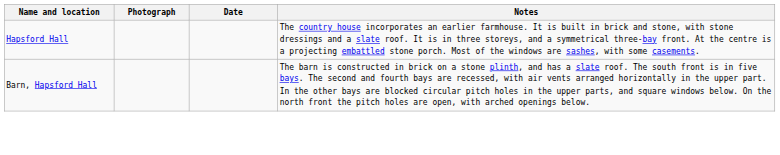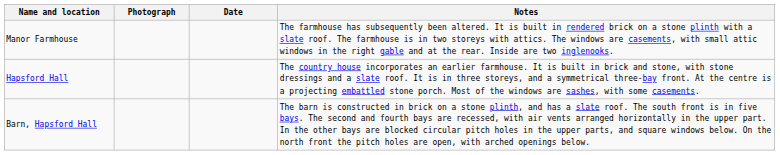+ row: (42, 40)
